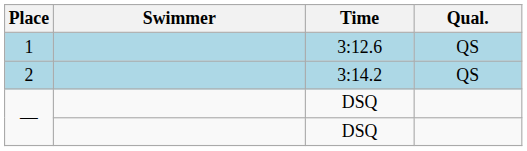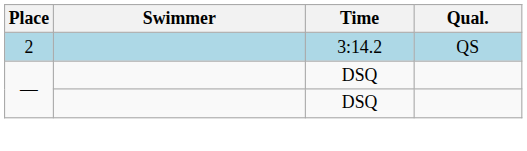- row: (29, 46)
